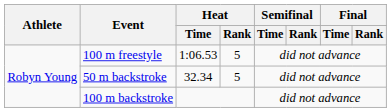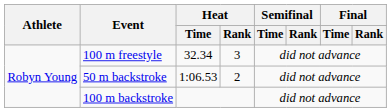(198, 56) 1:06.53 -> (198, 56) 32.34
(237, 56) 5 -> (237, 56) 3
(198, 76) 32.34 -> (198, 76) 1:06.53
(237, 76) 5 -> (237, 76) 2
